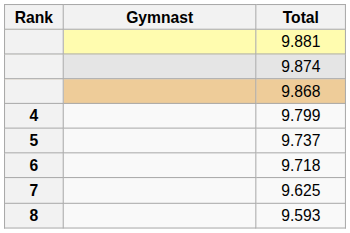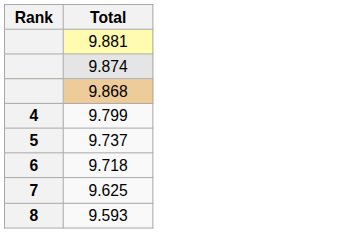- column: (160, 17)
